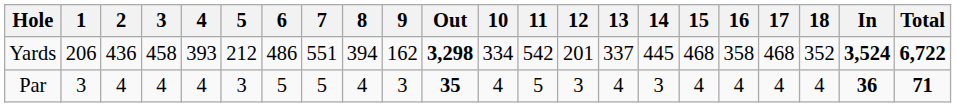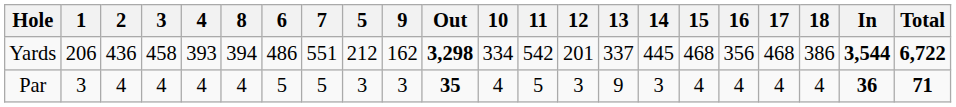columns swapped: (242, 20) <-> (362, 20)
(739, 53) 358 -> (739, 53) 356
(819, 53) 352 -> (819, 53) 386
(867, 53) 3,524 -> (867, 53) 3,544
(618, 85) 4 -> (618, 85) 9
